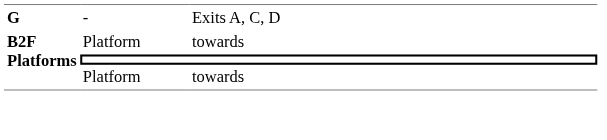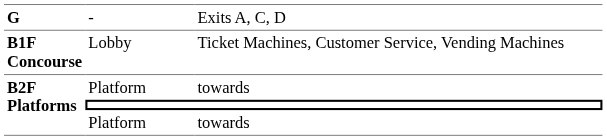+ row: (110, 43)
